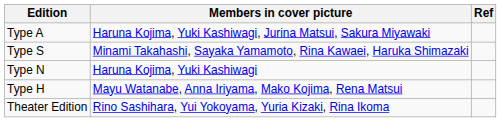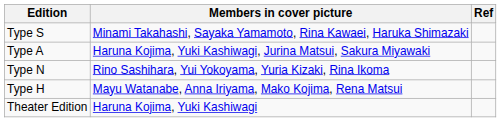rows swapped: (25, 32) <-> (26, 51)
(175, 70) Haruna Kojima, Yuki Kashiwagi -> (241, 70) Rino Sashihara, Yui Yokoyama, Yuria Kizaki, Rina Ikoma
(241, 107) Rino Sashihara, Yui Yokoyama, Yuria Kizaki, Rina Ikoma -> (175, 107) Haruna Kojima, Yuki Kashiwagi
